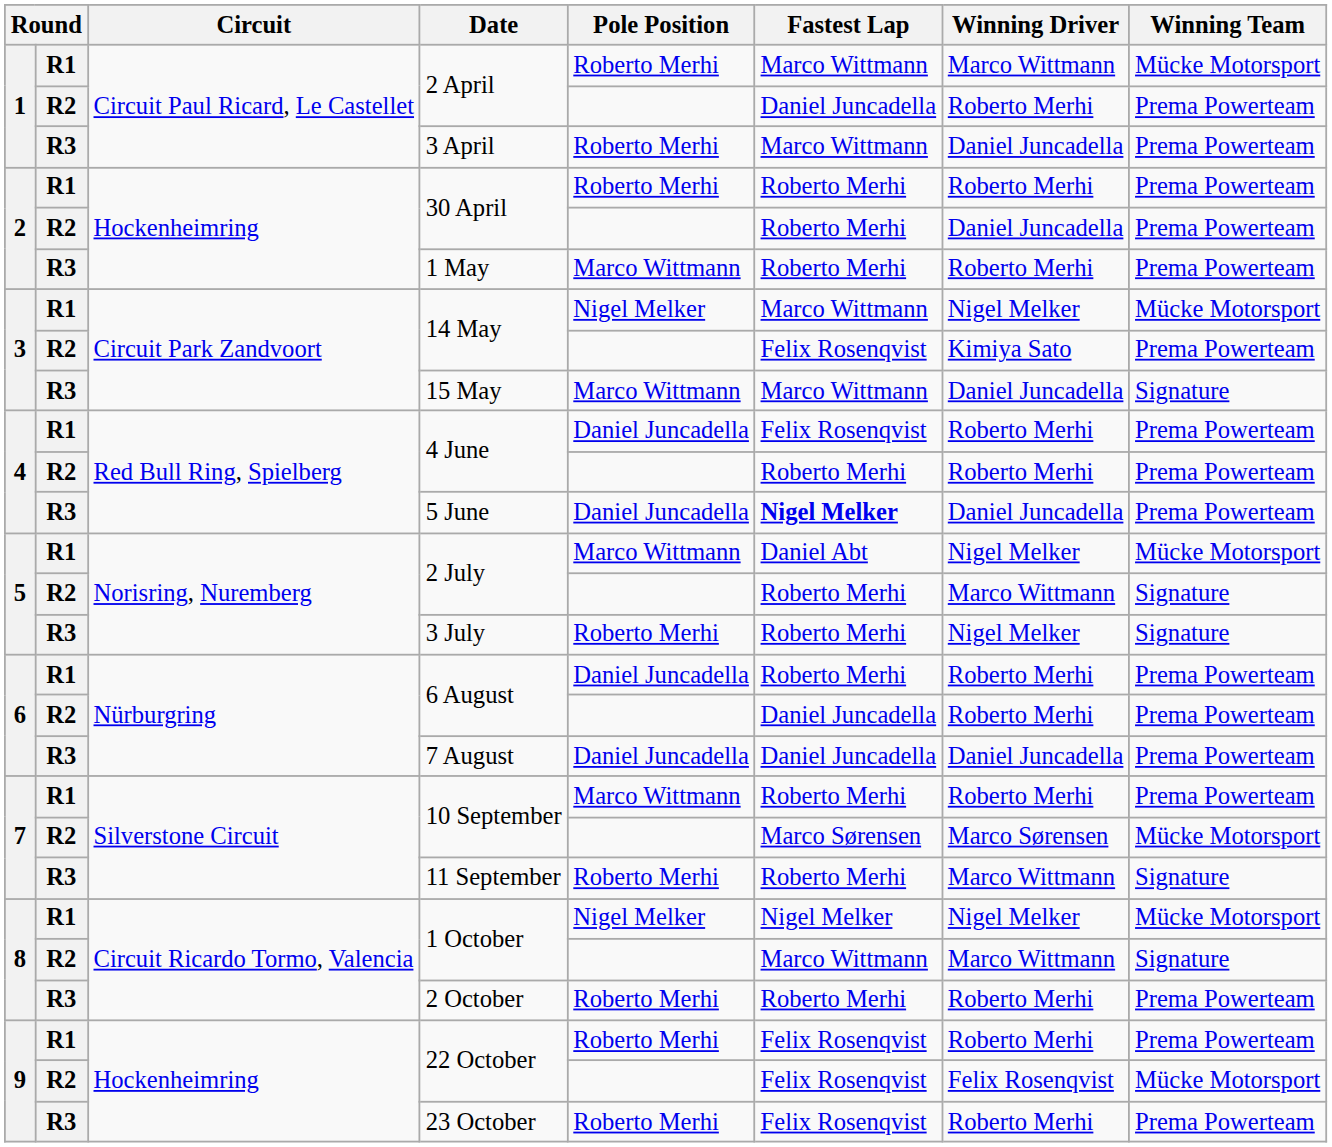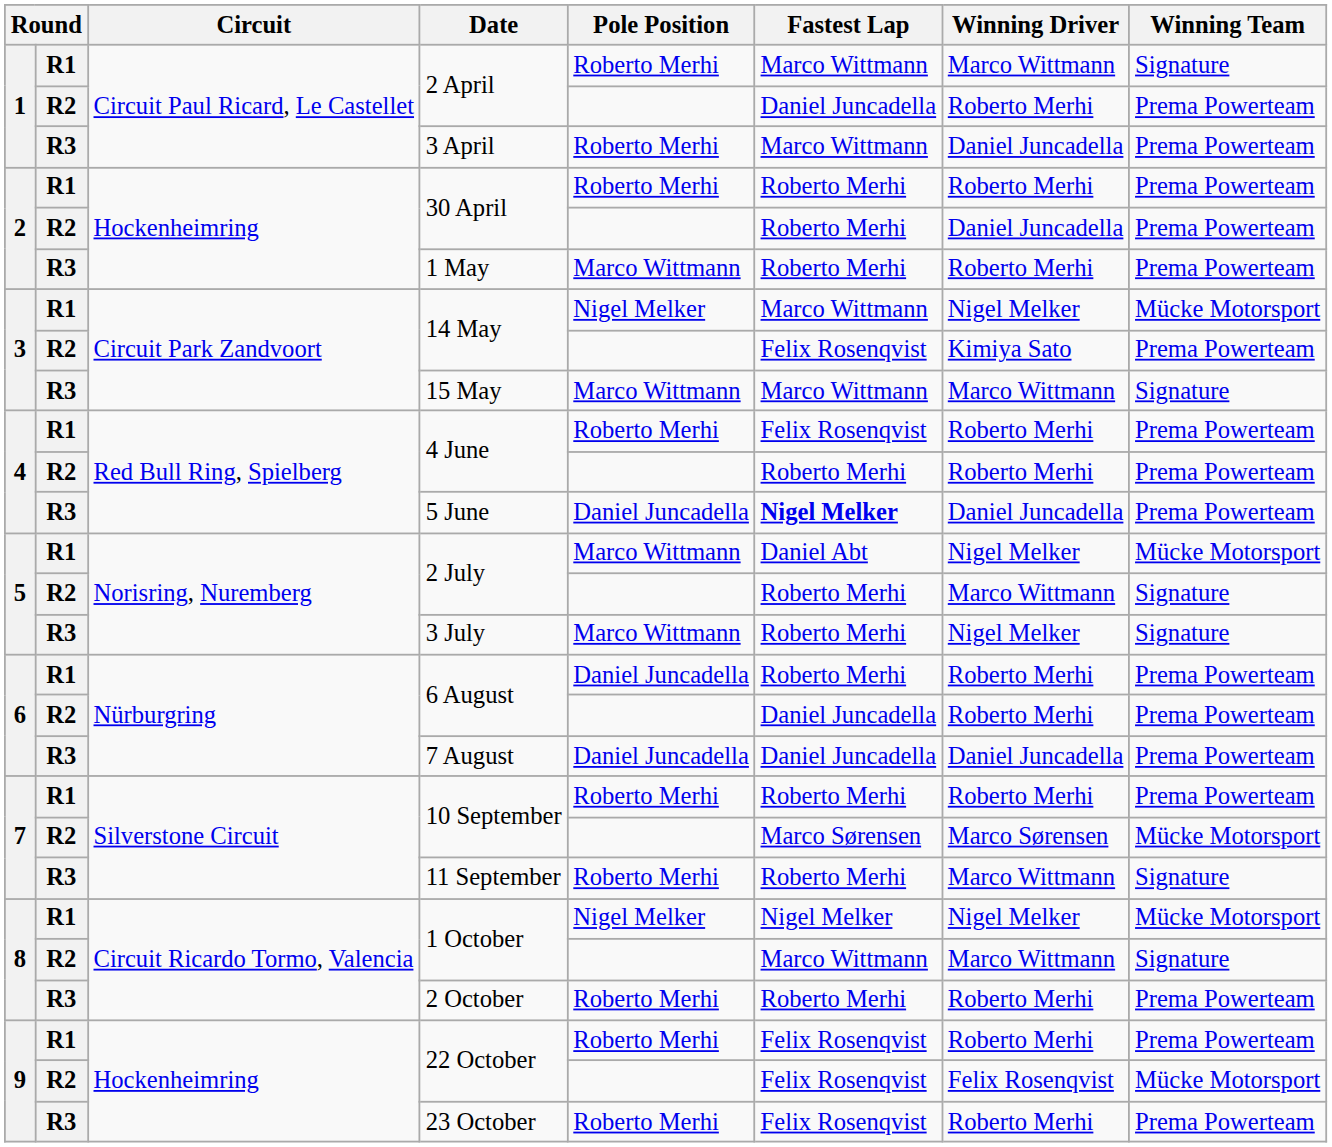(1228, 65) Mücke Motorsport -> (1182, 65) Signature
(1036, 389) Daniel Juncadella -> (1031, 389) Marco Wittmann
(661, 430) Daniel Juncadella -> (646, 430) Roberto Merhi
(646, 633) Roberto Merhi -> (657, 633) Marco Wittmann
(657, 796) Marco Wittmann -> (646, 796) Roberto Merhi
